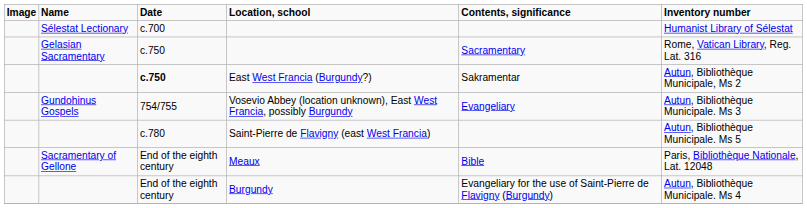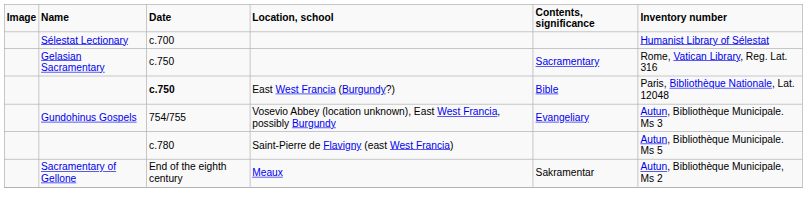(491, 78) Sakramentar -> (547, 90) Bible
(708, 78) Autun, Bibliothèque Municipale, Ms 2 -> (718, 90) Paris, Bibliothèque Nationale, Lat. 12048
(473, 161) Bible -> (565, 173) Sakramentar
(731, 161) Paris, Bibliothèque Nationale, Lat. 12048 -> (712, 173) Autun, Bibliothèque Municipale, Ms 2
- row: (88, 189)
